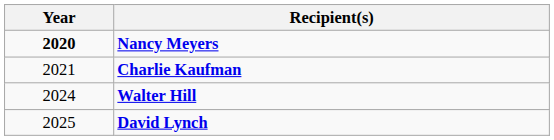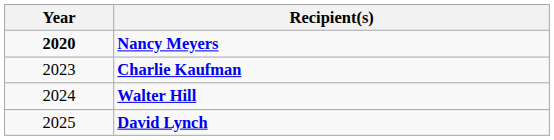(59, 69) 2021 -> (59, 69) 2023
